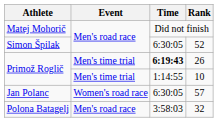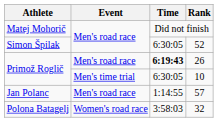(104, 61) Men's time trial -> (105, 61) Men's road race
(168, 77) 1:14:55 -> (168, 77) 6:30:05
(111, 93) Women's road race -> (105, 93) Men's road race
(168, 93) 6:30:05 -> (168, 93) 1:14:55
(105, 109) Men's road race -> (111, 109) Women's road race
